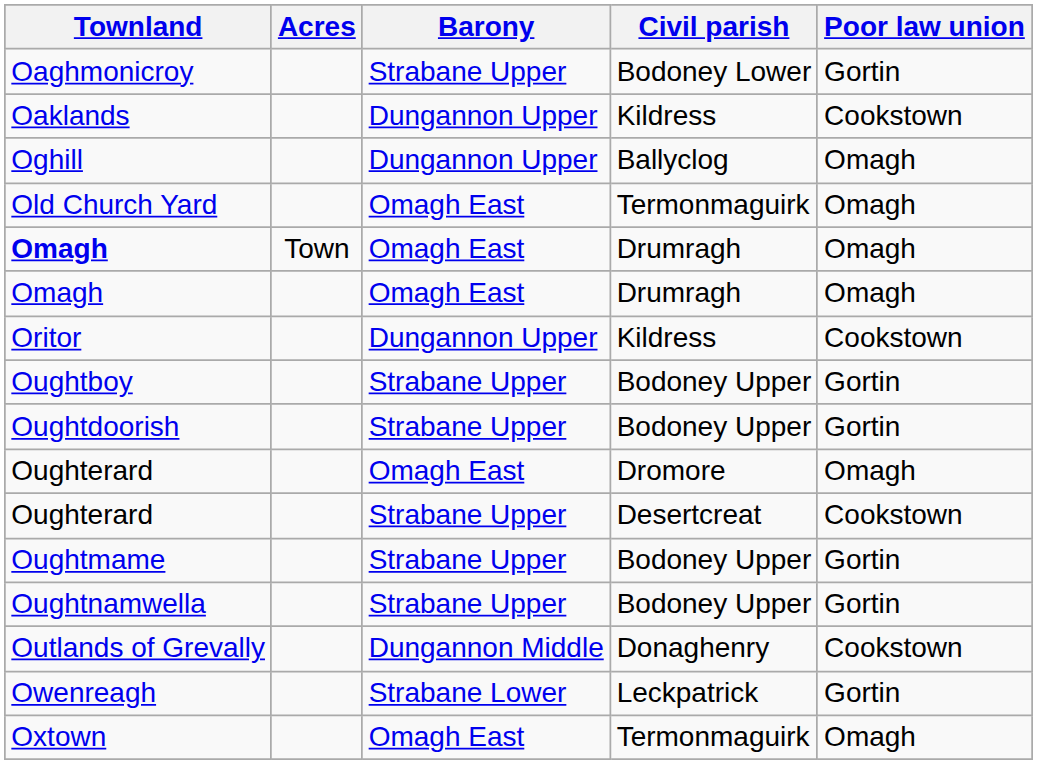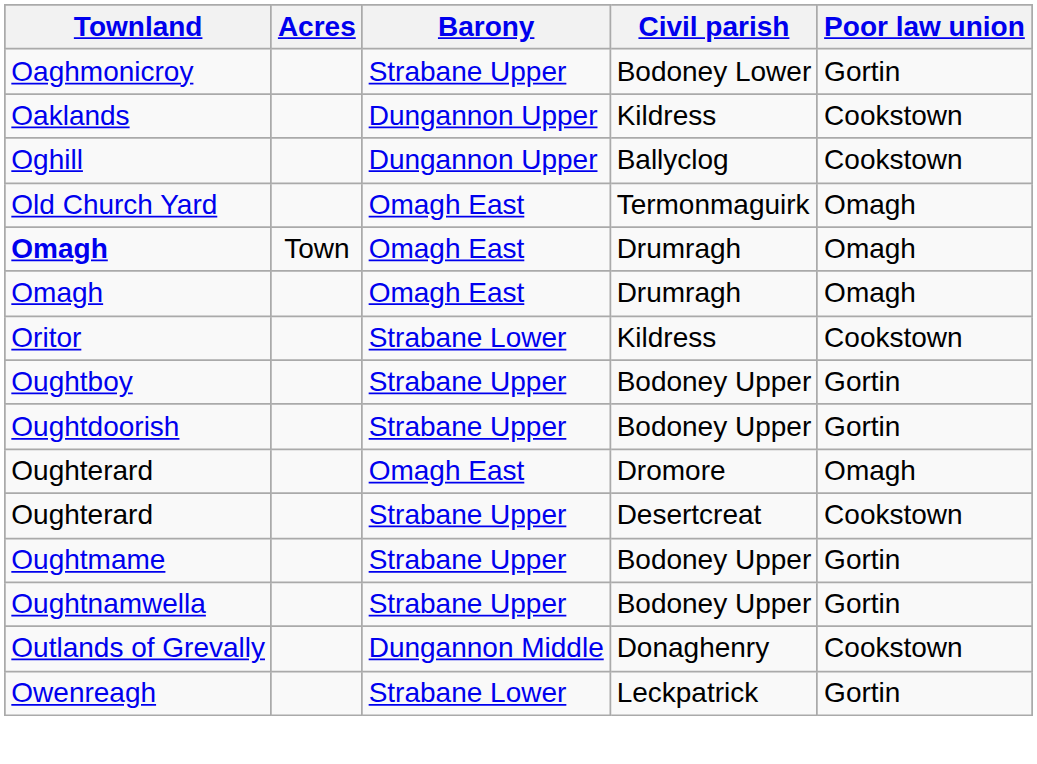(870, 159) Omagh -> (893, 159) Cookstown
(483, 337) Dungannon Upper -> (468, 337) Strabane Lower
- row: (59, 737)
